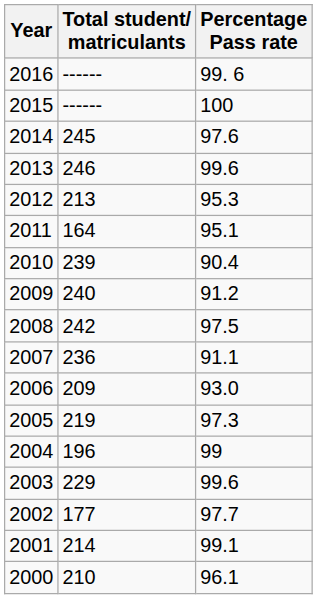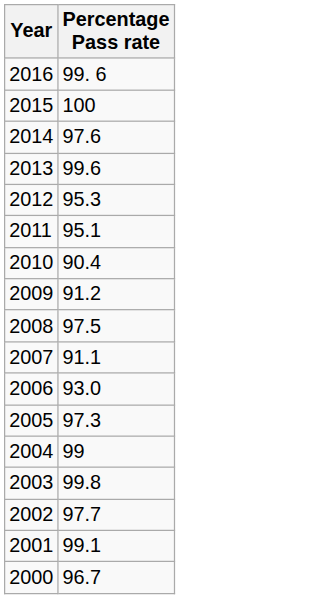- column: (127, 31)
(220, 483) 99.6 -> (82, 483) 99.8
(220, 577) 96.1 -> (82, 577) 96.7
